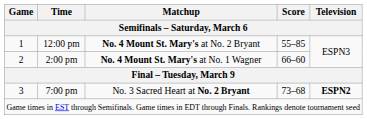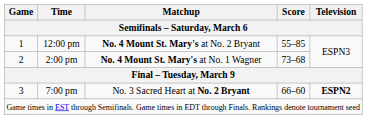(293, 59) 66–60 -> (293, 59) 73–68
(293, 91) 73–68 -> (293, 91) 66–60
